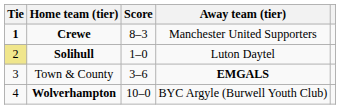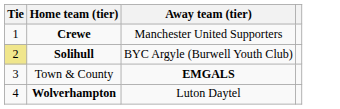- column: (138, 14)
(16, 34) bold -> (16, 34) normal
(243, 54) Luton Daytel -> (208, 54) BYC Argyle (Burwell Youth Club)
(243, 93) BYC Argyle (Burwell Youth Club) -> (208, 93) Luton Daytel
